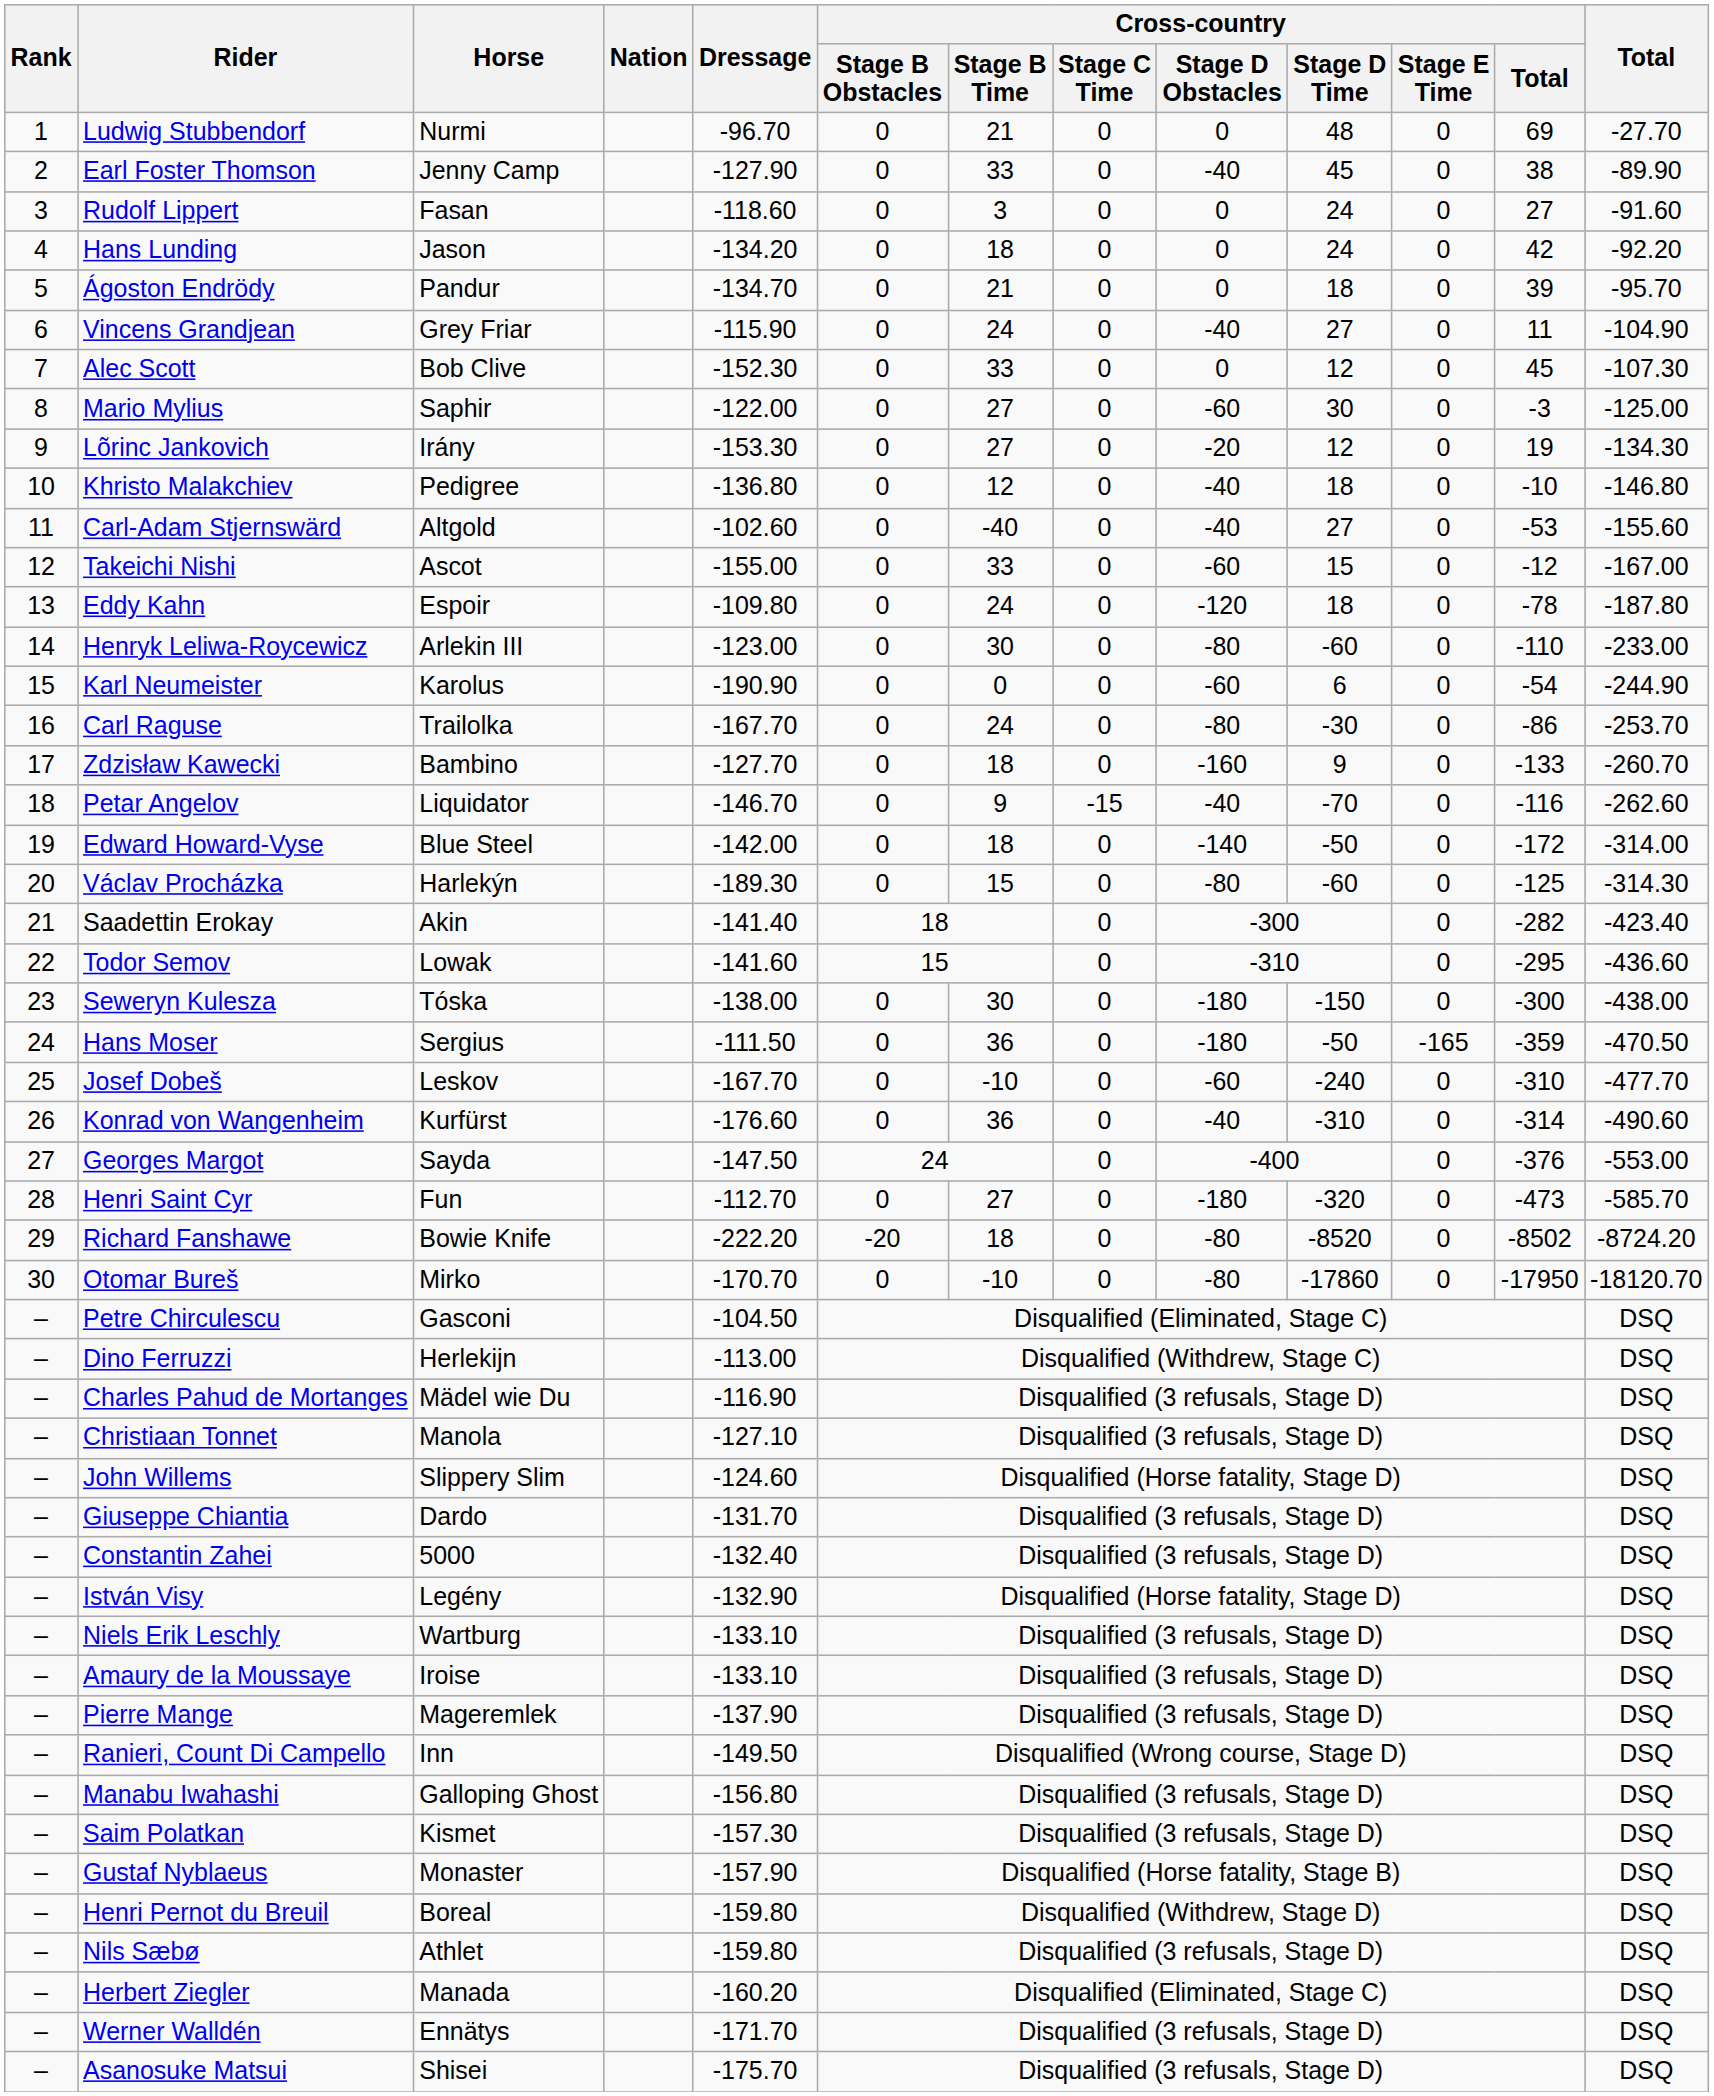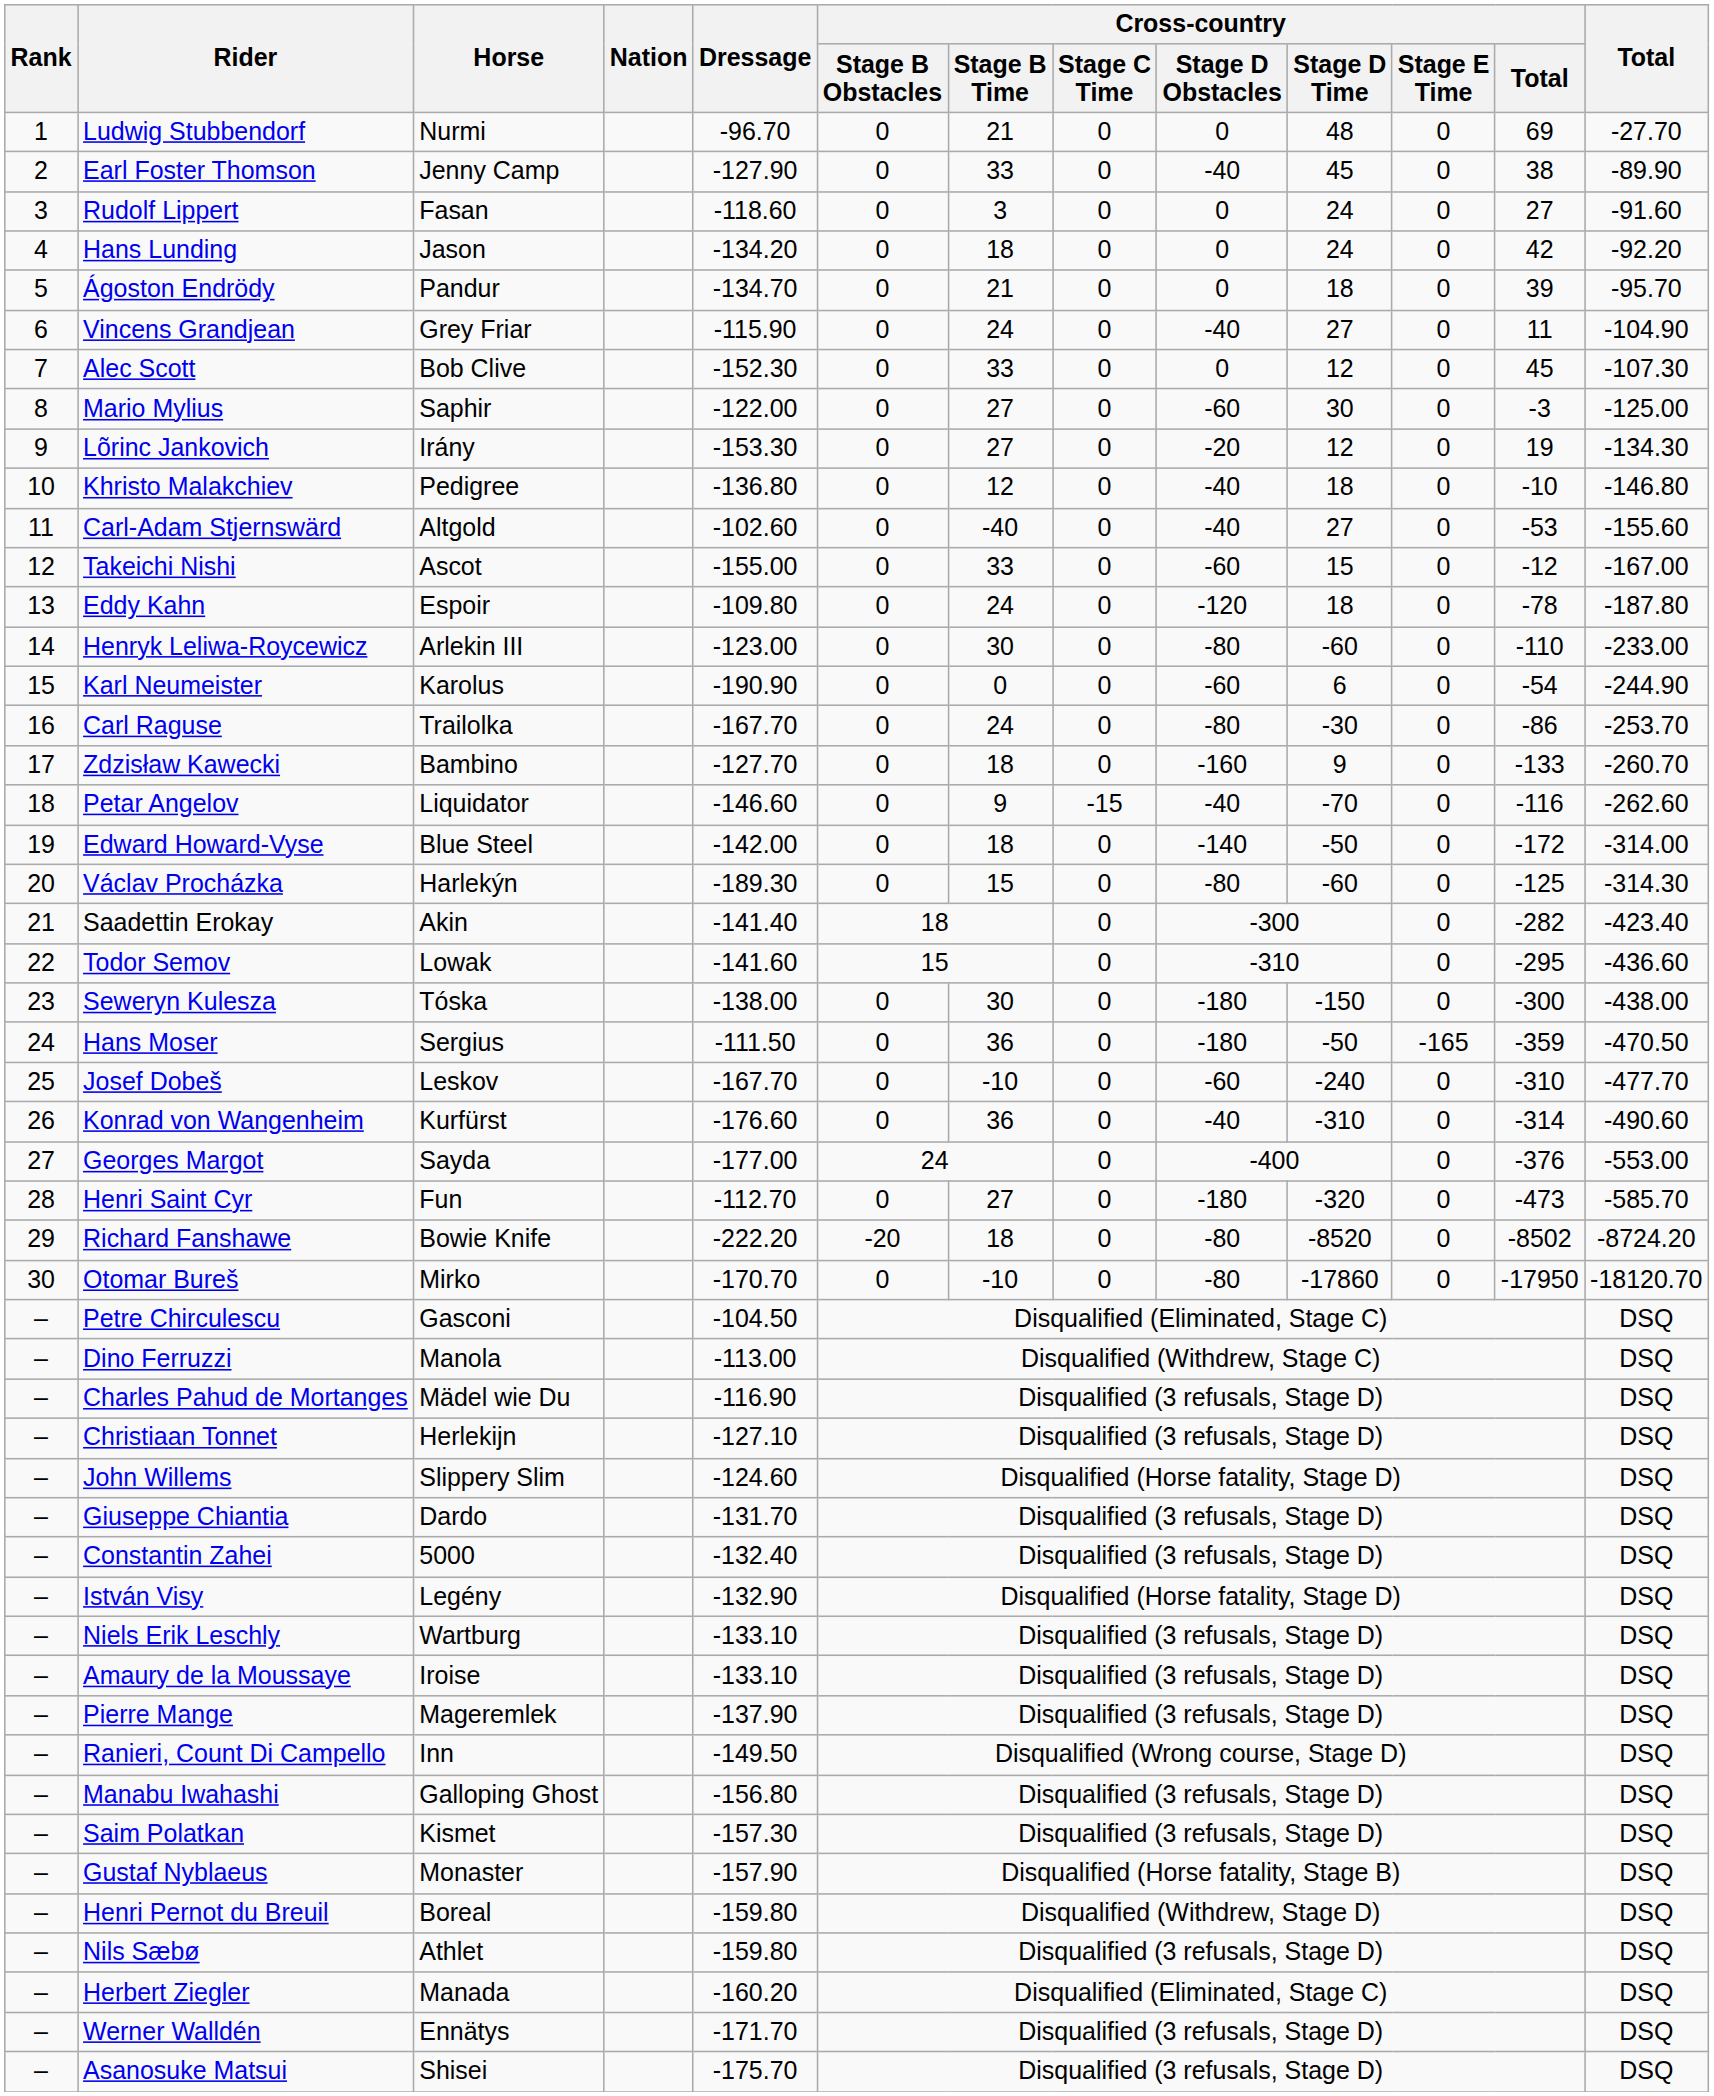(755, 804) -146.70 -> (755, 804) -146.60
(755, 1160) -147.50 -> (755, 1160) -177.00
(468, 1358) Herlekijn -> (460, 1358) Manola
(460, 1437) Manola -> (468, 1437) Herlekijn
